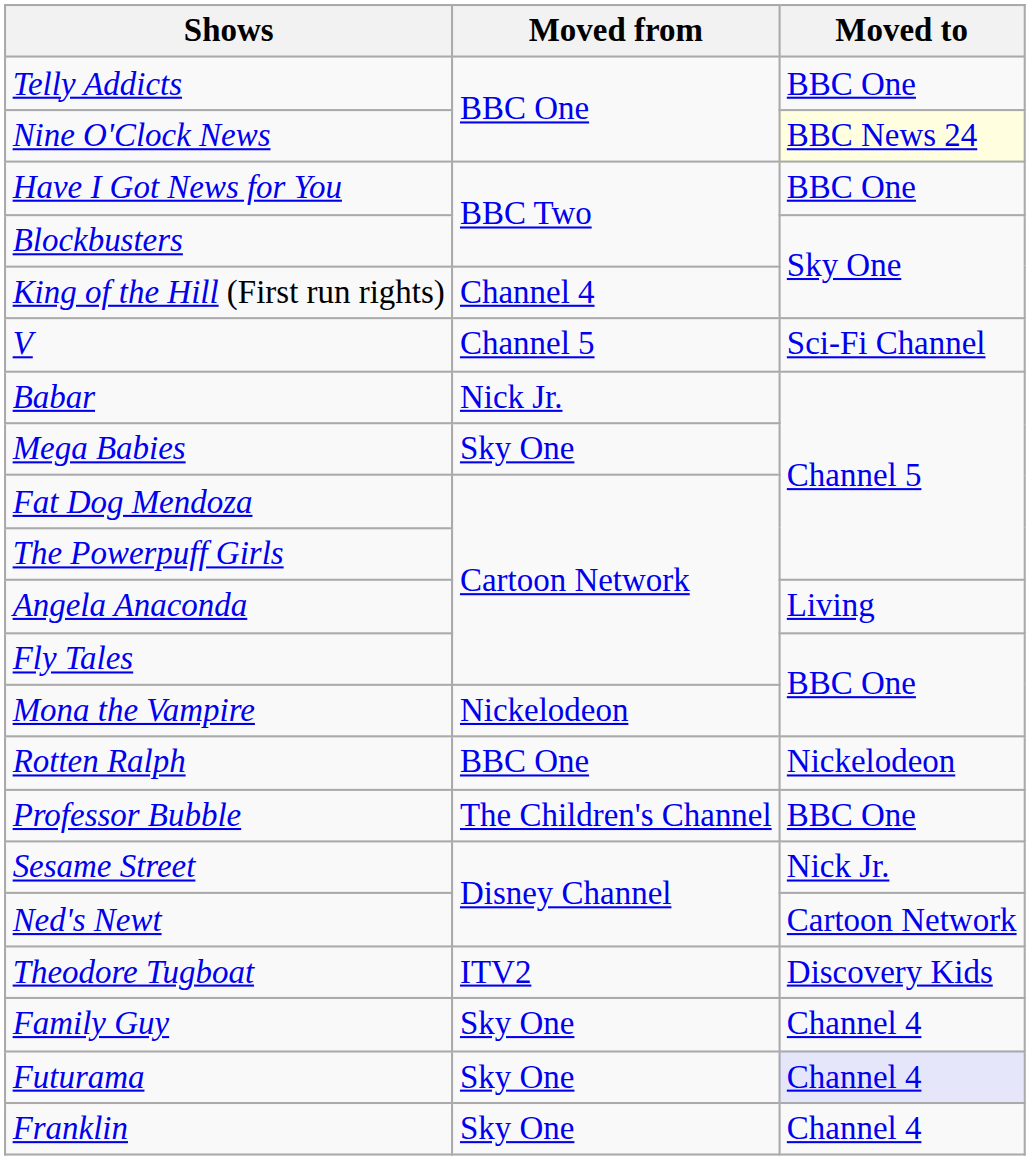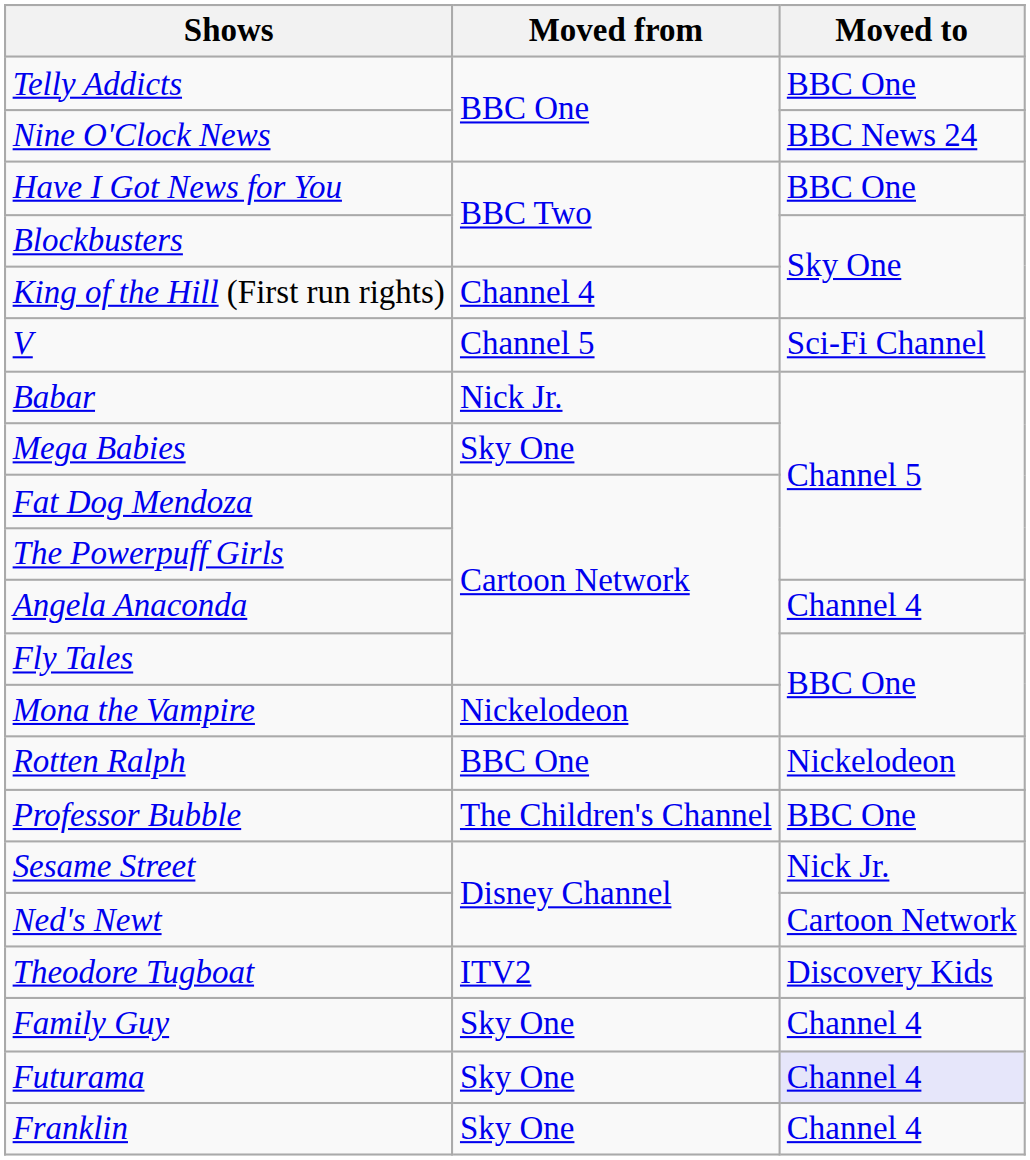(882, 135) lightyellow background -> (882, 135) no background
(831, 605) Living -> (854, 605) Channel 4
